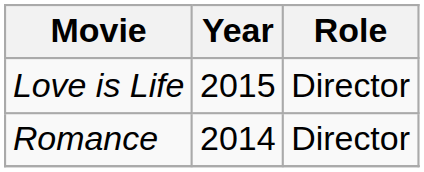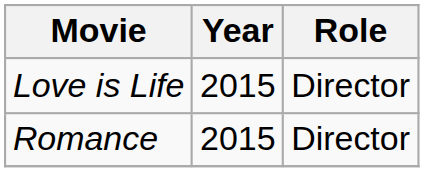(238, 138) 2014 -> (238, 138) 2015
